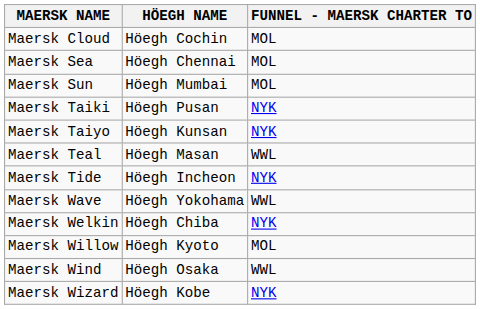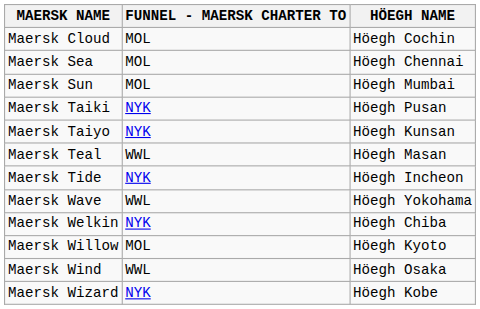columns swapped: (185, 16) <-> (362, 16)
